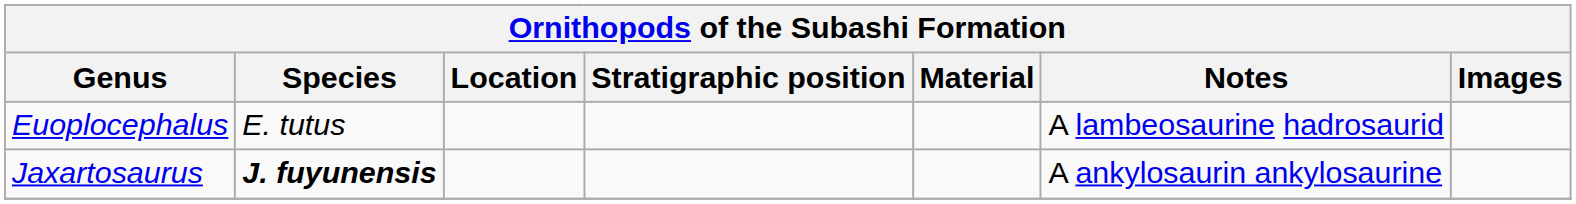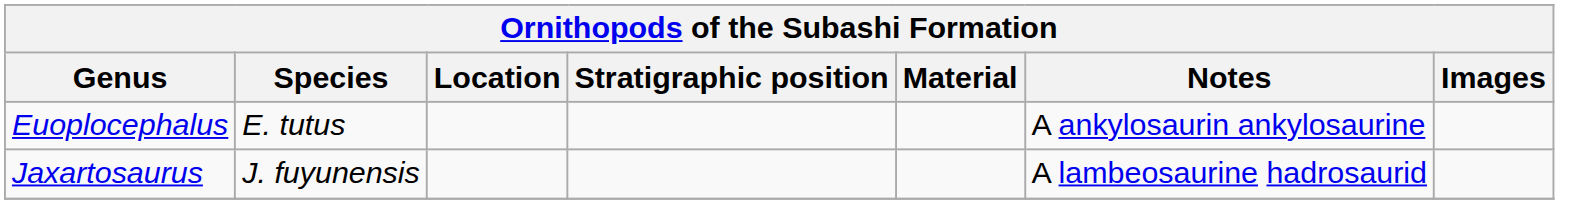(1246, 125) A lambeosaurine hadrosaurid -> (1228, 125) A ankylosaurin ankylosaurine
(339, 173) bold -> (331, 173) normal
(1245, 173) A ankylosaurin ankylosaurine -> (1229, 173) A lambeosaurine hadrosaurid
